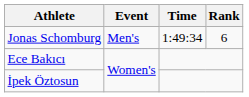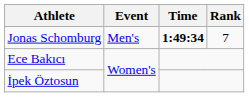(182, 37) normal -> (183, 37) bold
(224, 37) 6 -> (226, 37) 7
